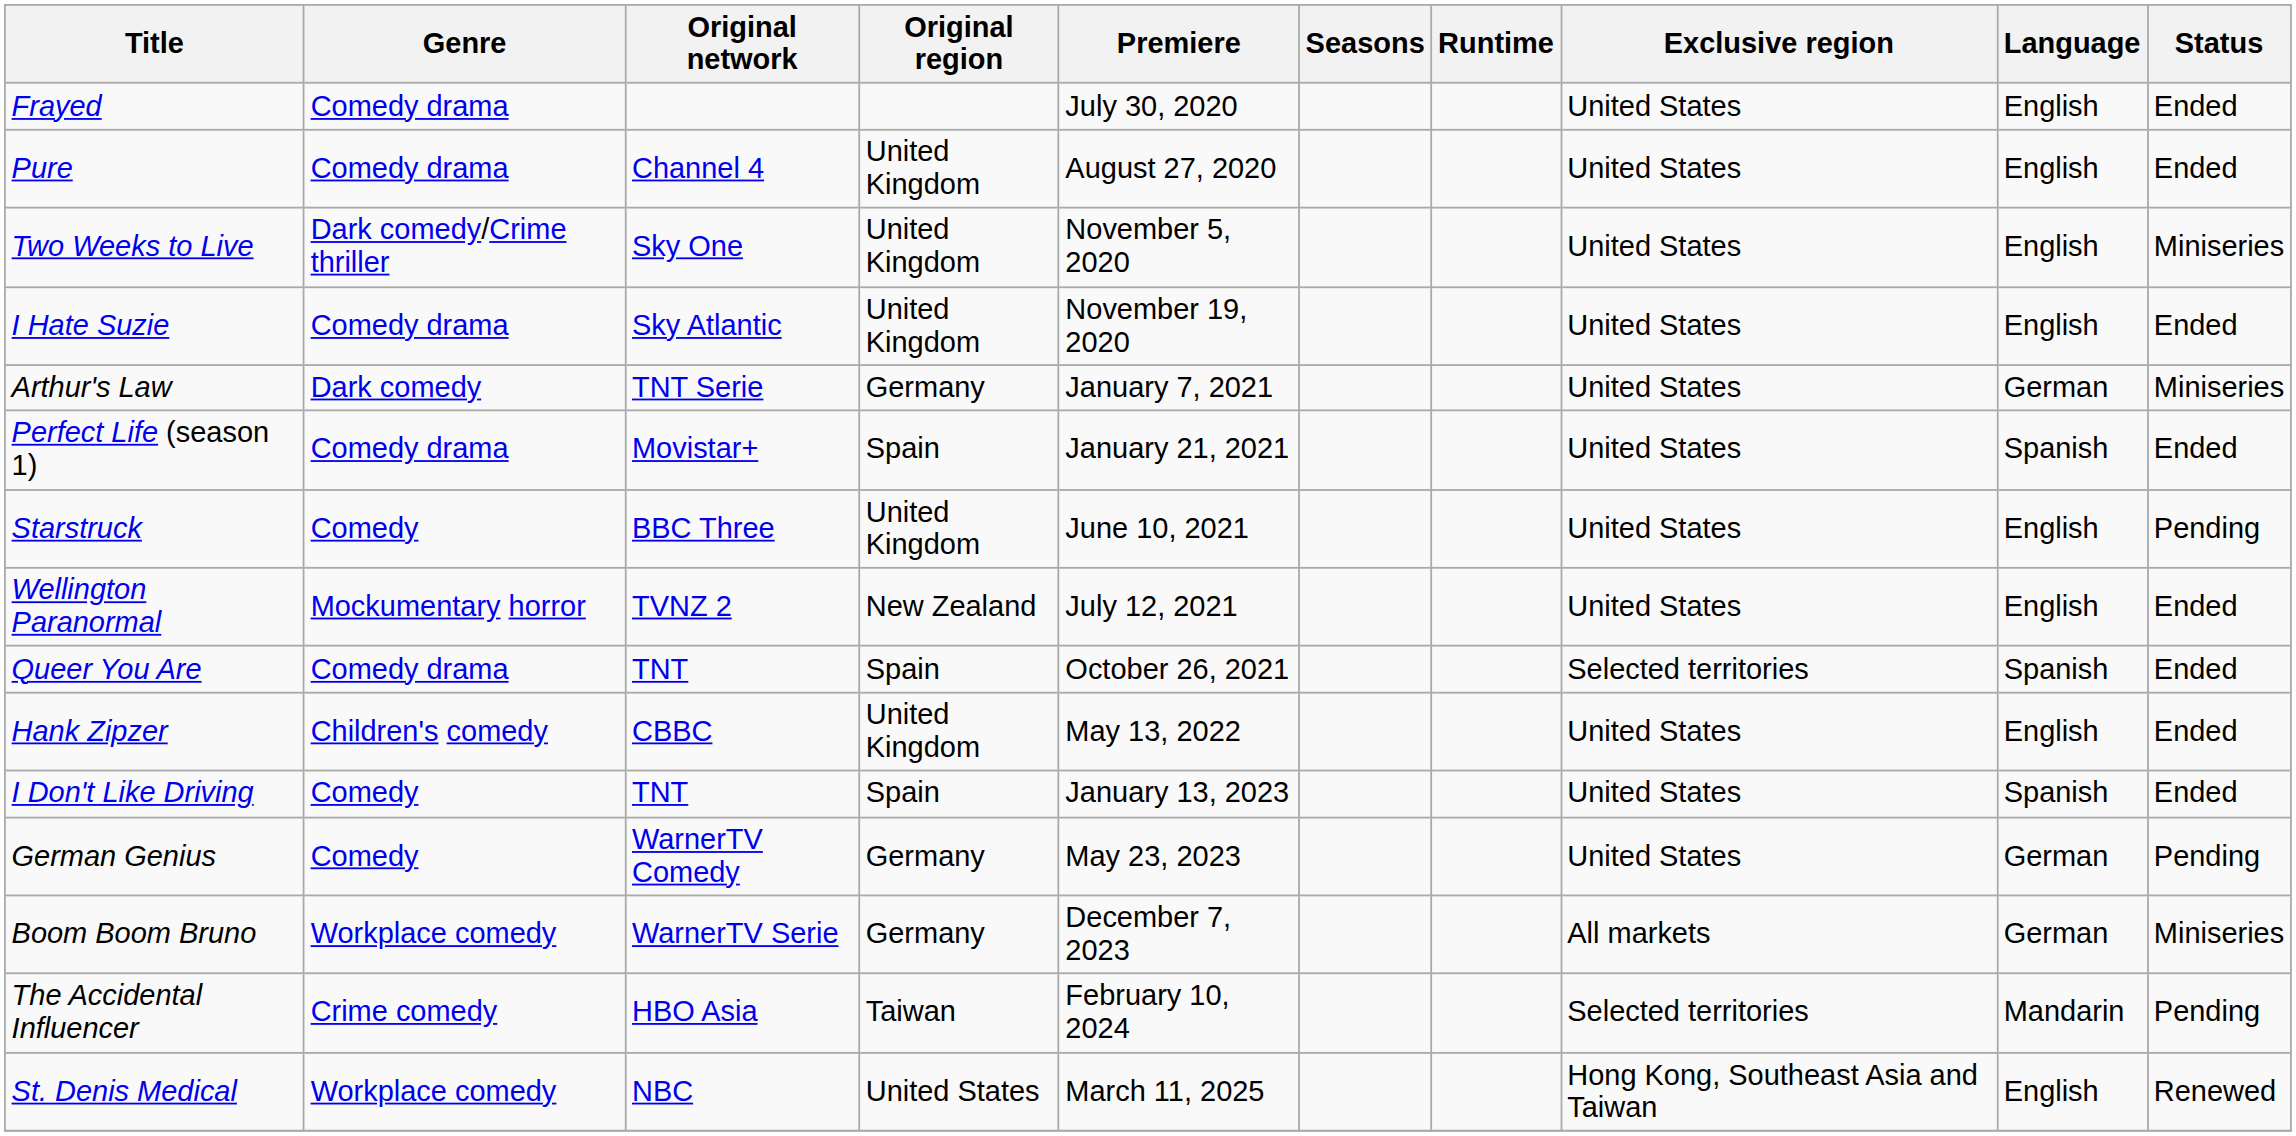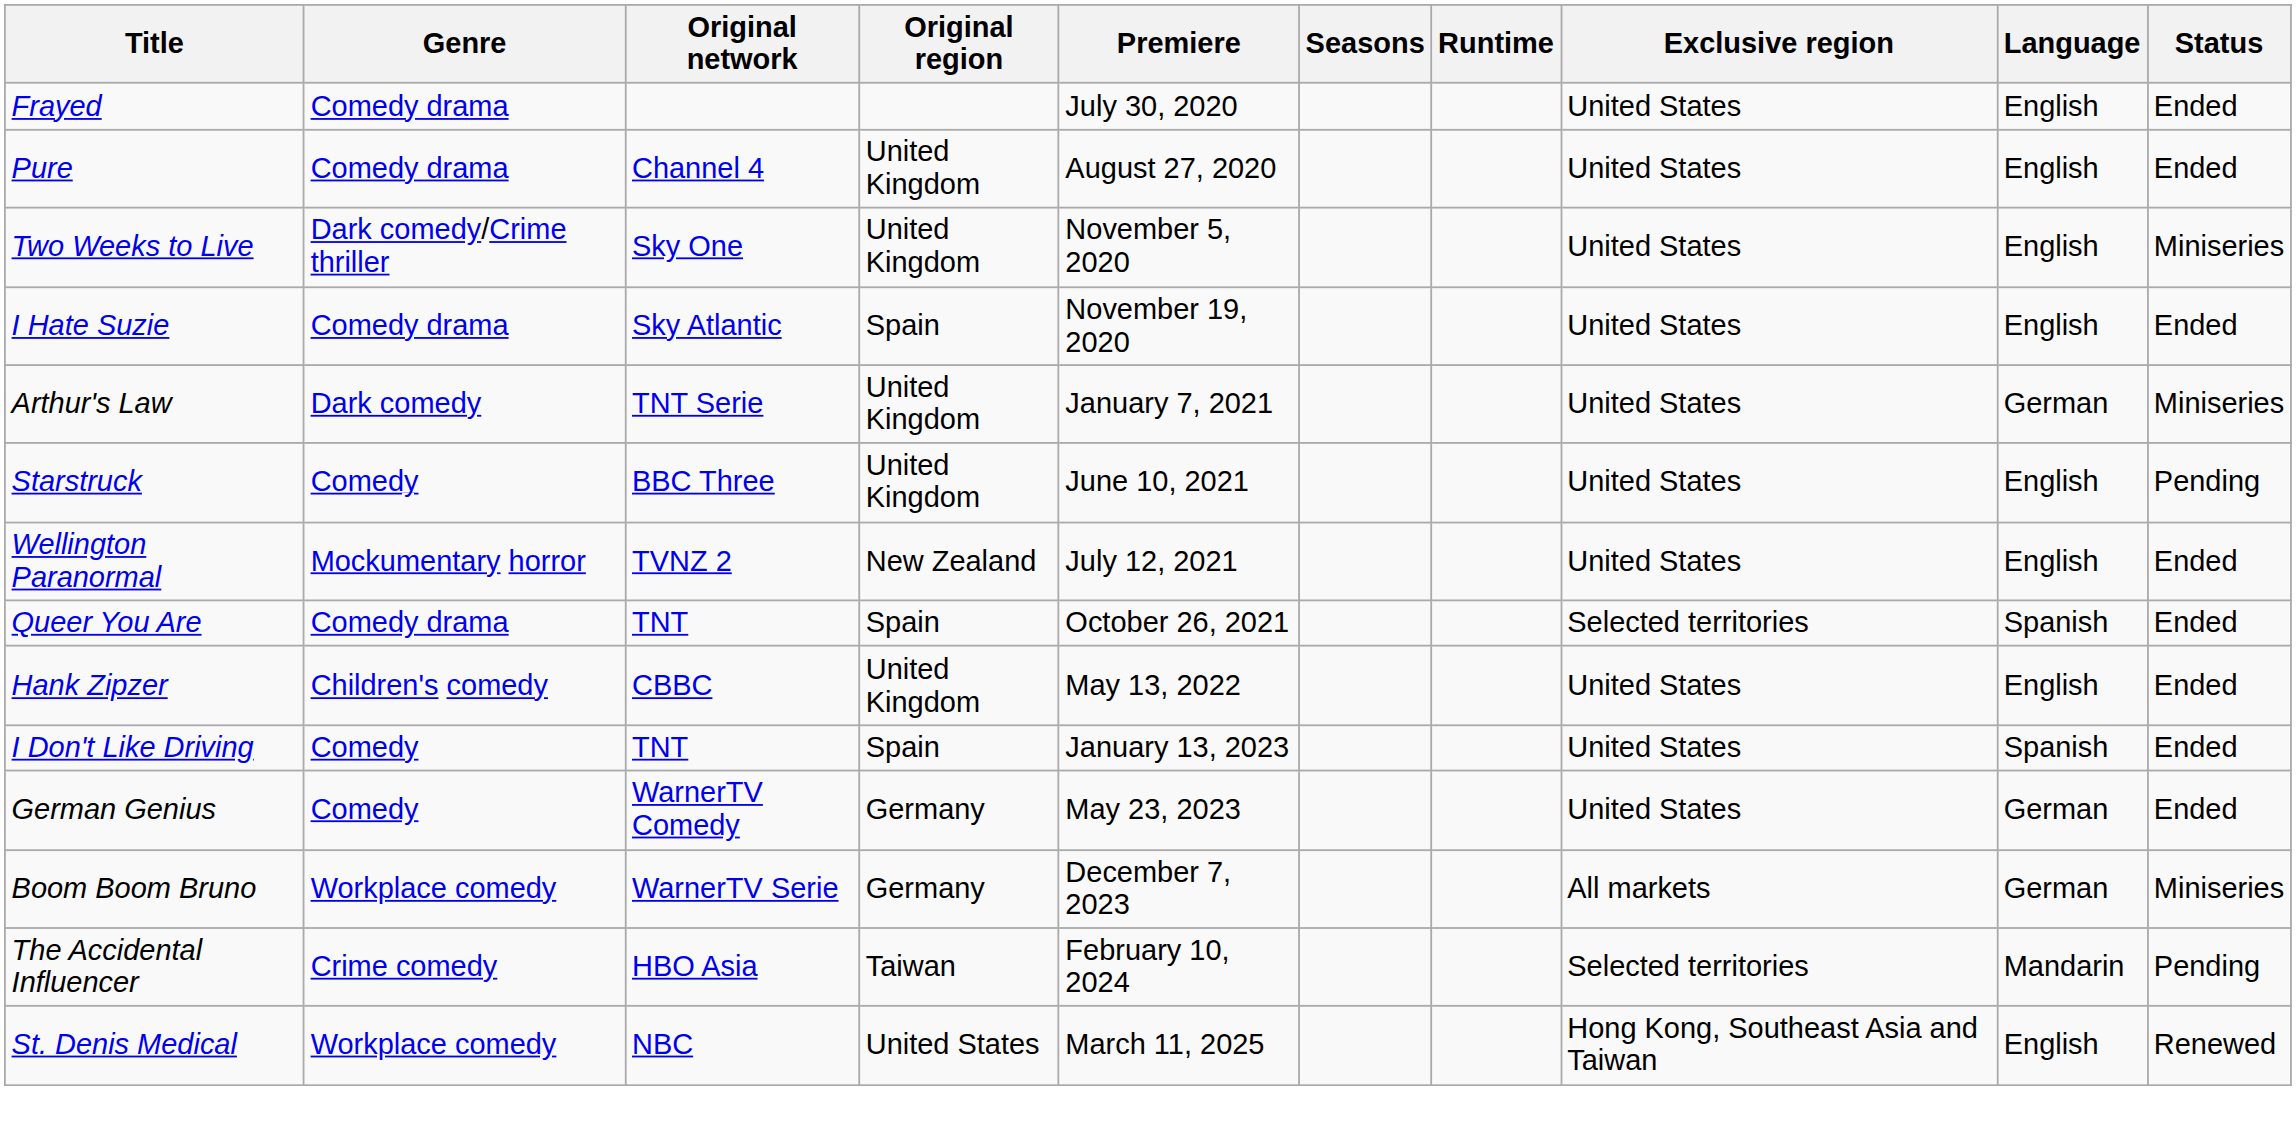(923, 325) United Kingdom -> (903, 325) Spain
(925, 387) Germany -> (923, 403) United Kingdom
- row: (140, 449)
(2207, 855) Pending -> (2196, 809) Ended
